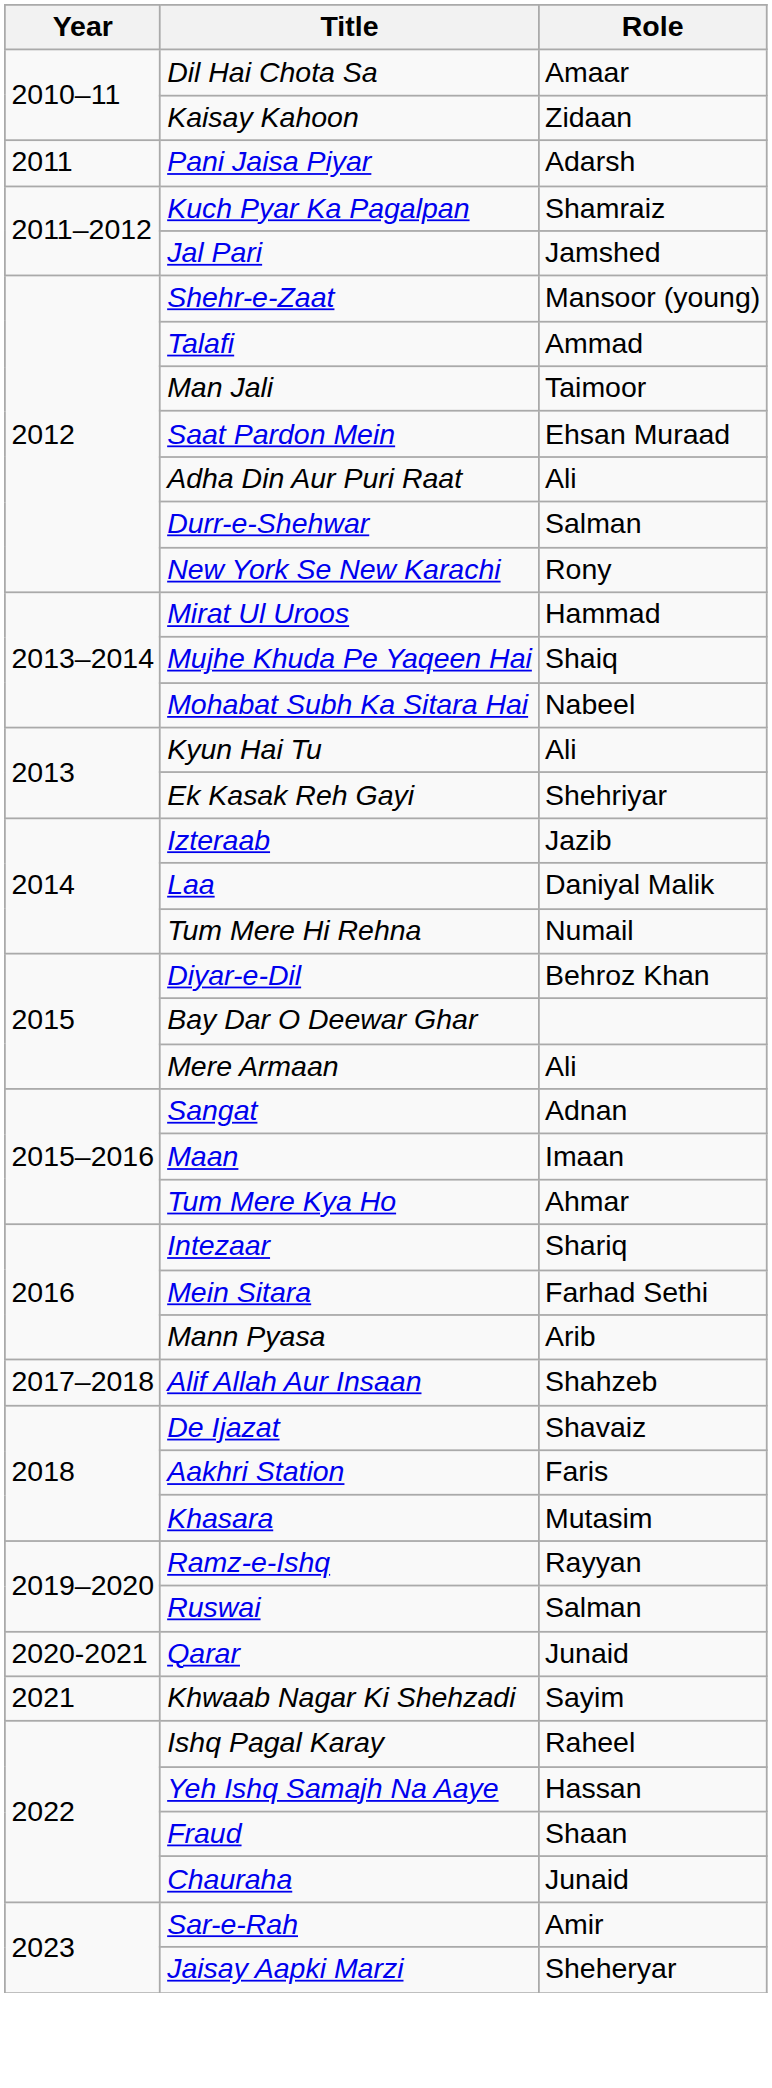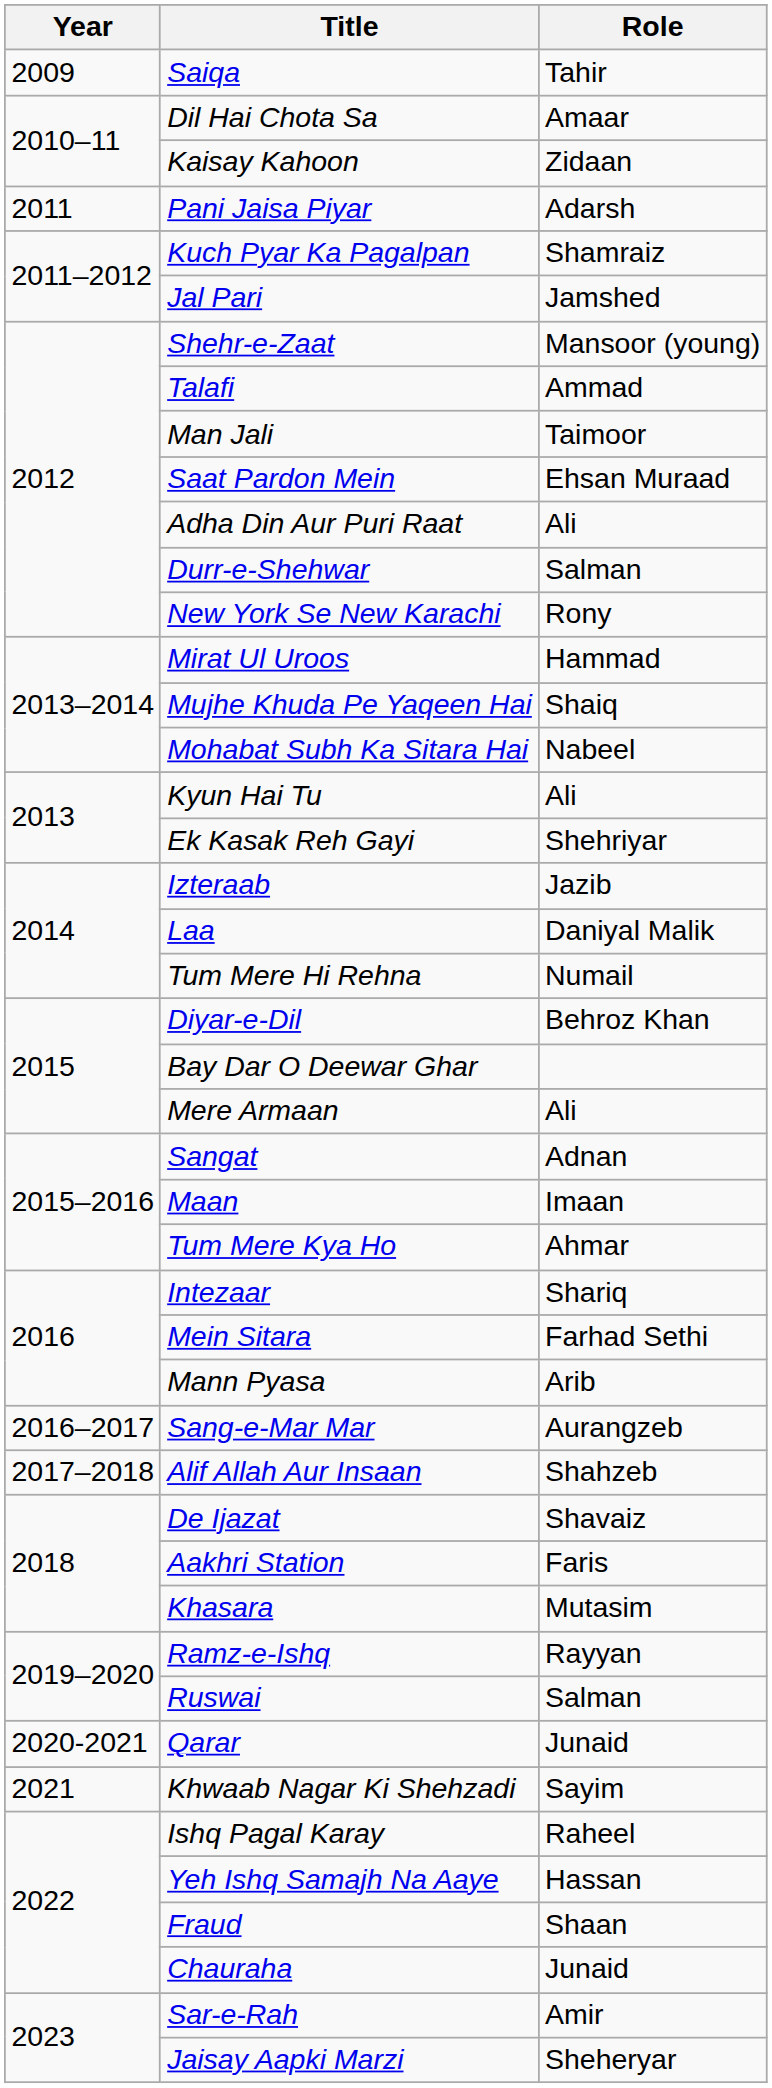+ row: (204, 72)
+ row: (271, 1427)
